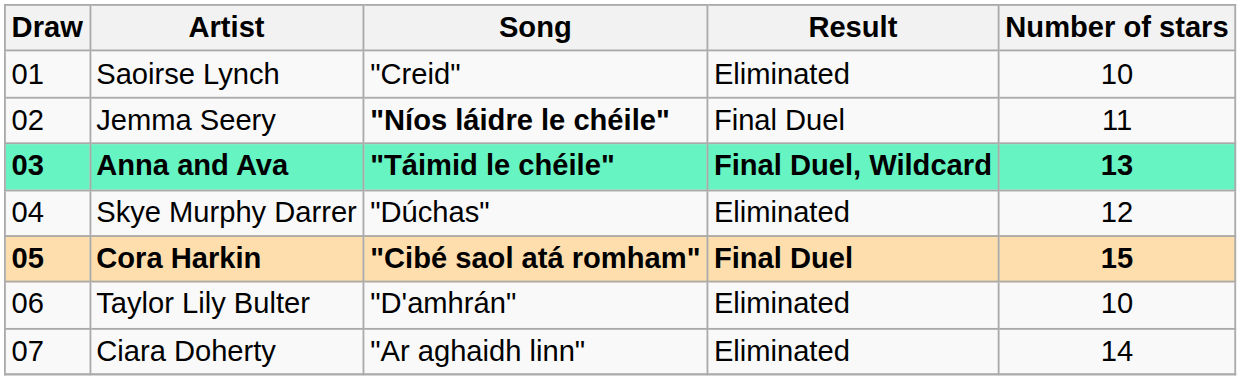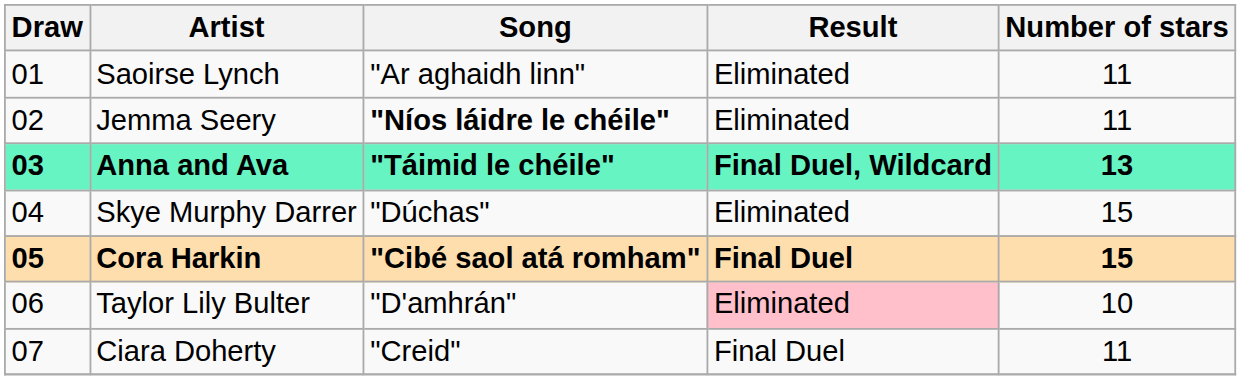(415, 73) "Creid" -> (478, 73) "Ar aghaidh linn"
(1117, 73) 10 -> (1117, 73) 11
(779, 119) Final Duel -> (782, 119) Eliminated
(1117, 212) 12 -> (1117, 212) 15
(782, 304) no background -> (782, 304) pink background
(478, 350) "Ar aghaidh linn" -> (415, 350) "Creid"
(782, 350) Eliminated -> (779, 350) Final Duel
(1117, 350) 14 -> (1117, 350) 11
